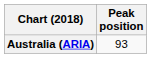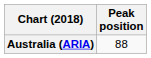(121, 44) 93 -> (121, 44) 88
